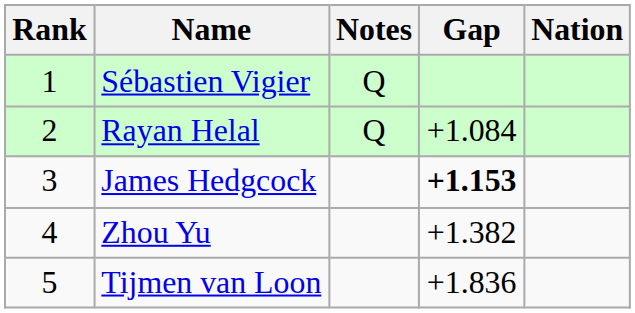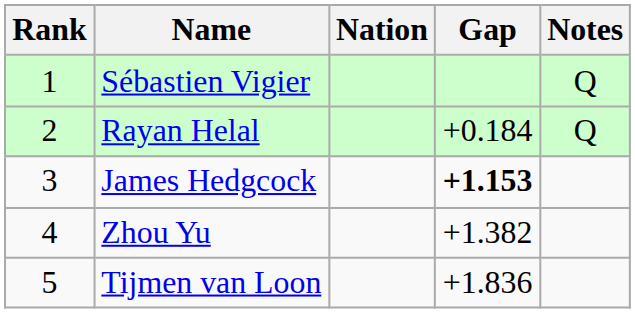columns swapped: (577, 29) <-> (374, 29)
(472, 130) +1.084 -> (488, 130) +0.184
